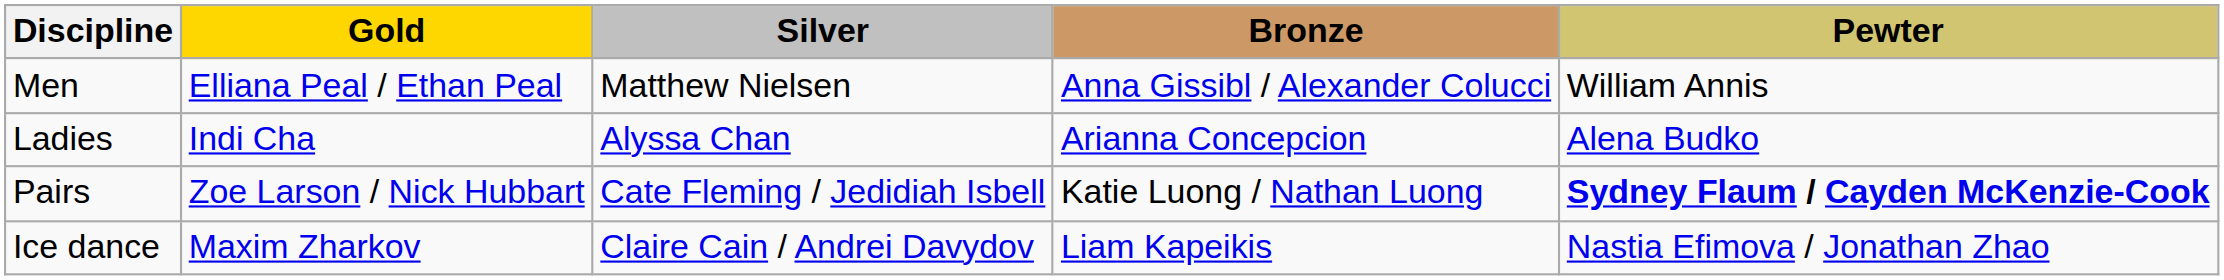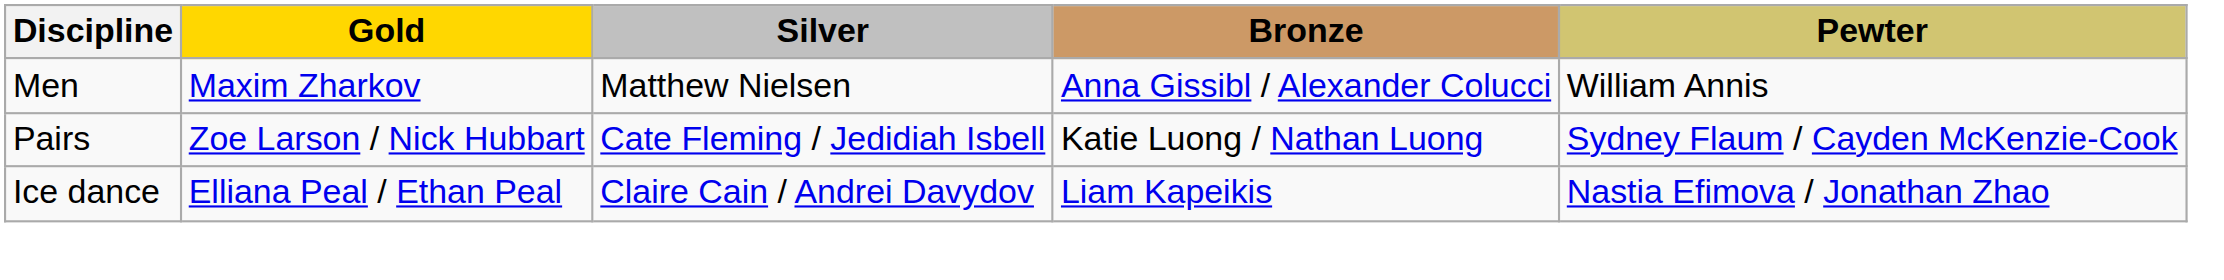(375, 85) Elliana Peal / Ethan Peal -> (305, 85) Maxim Zharkov
- row: (63, 138)
(1888, 192) bold -> (1872, 138) normal
(305, 246) Maxim Zharkov -> (375, 192) Elliana Peal / Ethan Peal
